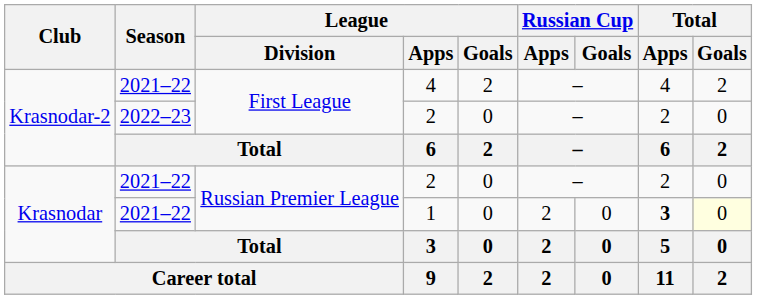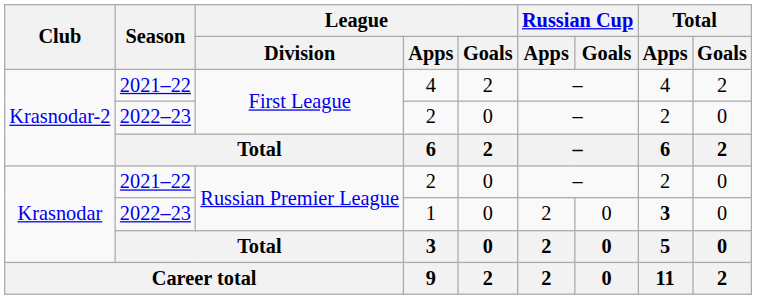(155, 213) 2021–22 -> (155, 213) 2022–23
(722, 213) lightyellow background -> (722, 213) no background
